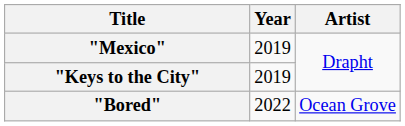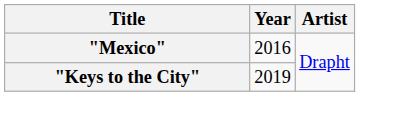(273, 47) 2019 -> (273, 47) 2016
- row: (127, 105)
